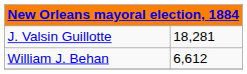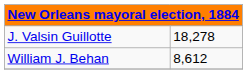(194, 36) 18,281 -> (194, 36) 18,278
(190, 58) 6,612 -> (190, 58) 8,612
